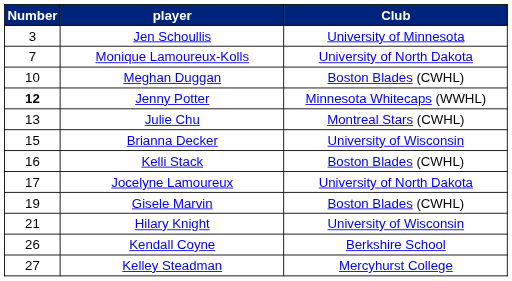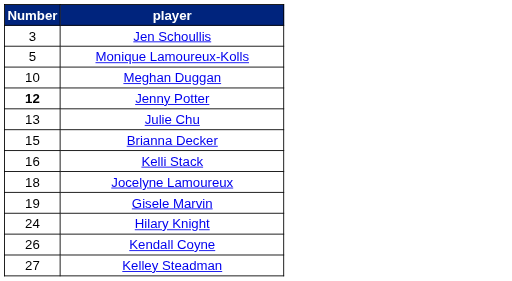- column: (396, 15)
(32, 57) 7 -> (32, 57) 5
(32, 182) 17 -> (32, 182) 18
(32, 224) 21 -> (32, 224) 24
